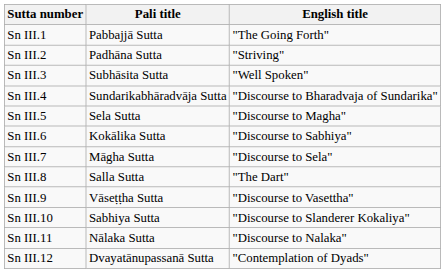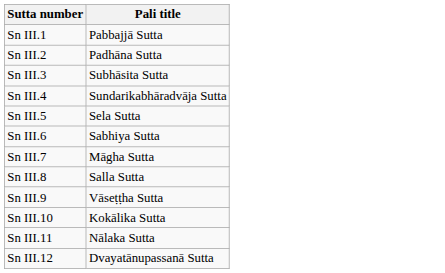- column: (335, 14)
(127, 136) Kokālika Sutta -> (124, 136) Sabhiya Sutta
(124, 217) Sabhiya Sutta -> (127, 217) Kokālika Sutta
